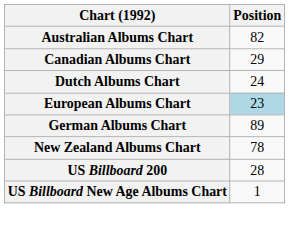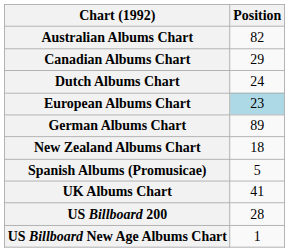(257, 147) 78 -> (257, 147) 18
+ row: (117, 170)
+ row: (117, 192)
